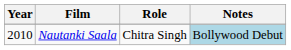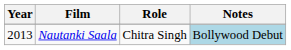(20, 34) 2010 -> (20, 34) 2013
